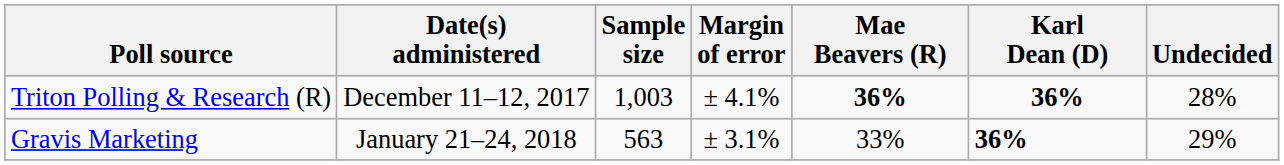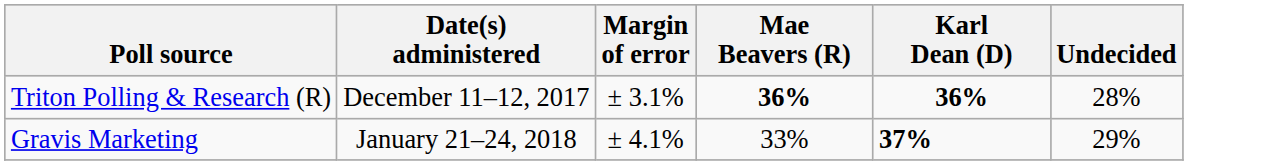- column: (643, 40)
(741, 97) ± 4.1% -> (646, 97) ± 3.1%
(741, 138) ± 3.1% -> (646, 138) ± 4.1%
(1001, 138) 36% -> (905, 138) 37%
